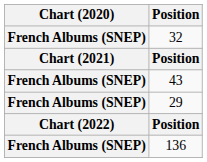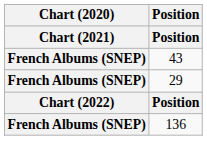- row: (176, 37)
